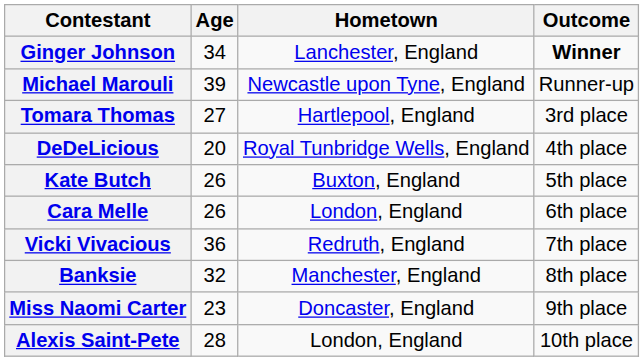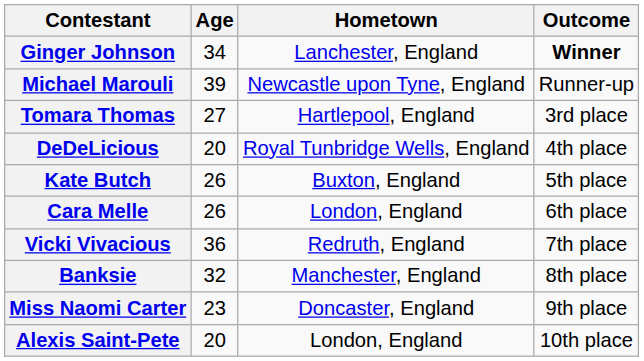(215, 340) 28 -> (215, 340) 20
